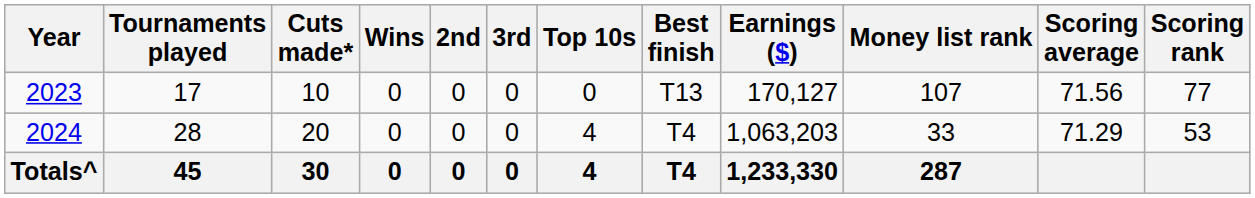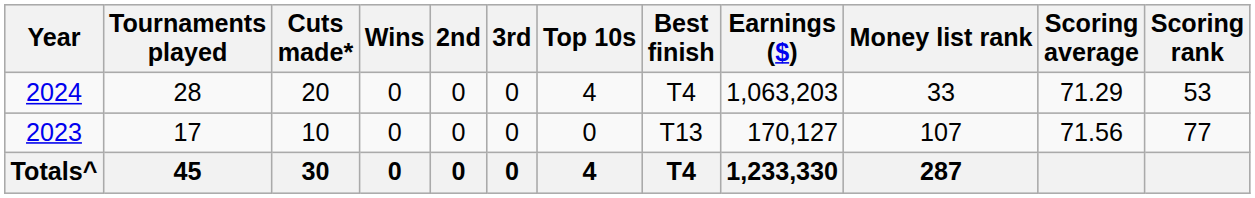rows swapped: (54, 92) <-> (54, 132)
